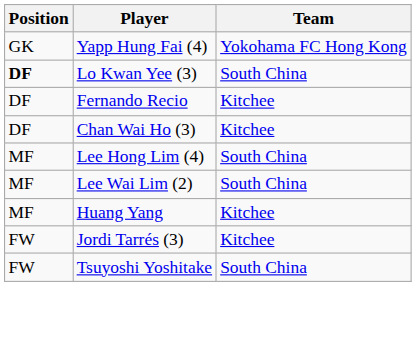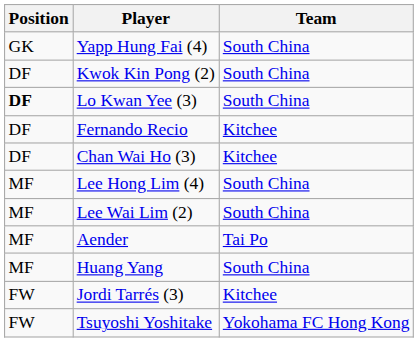(313, 45) Yokohama FC Hong Kong -> (266, 45) South China
+ row: (146, 73)
+ row: (102, 239)
(247, 211) Kitchee -> (266, 267) South China
(264, 267) South China -> (316, 322) Yokohama FC Hong Kong
